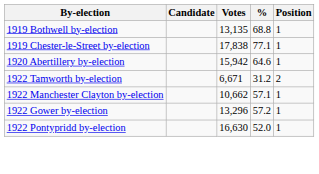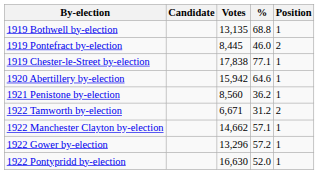+ row: (64, 45)
+ row: (63, 95)
(234, 95) 10,662 -> (234, 128) 14,662
